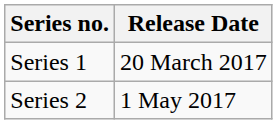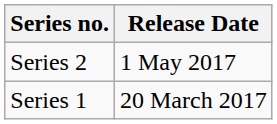rows swapped: (49, 61) <-> (49, 99)
